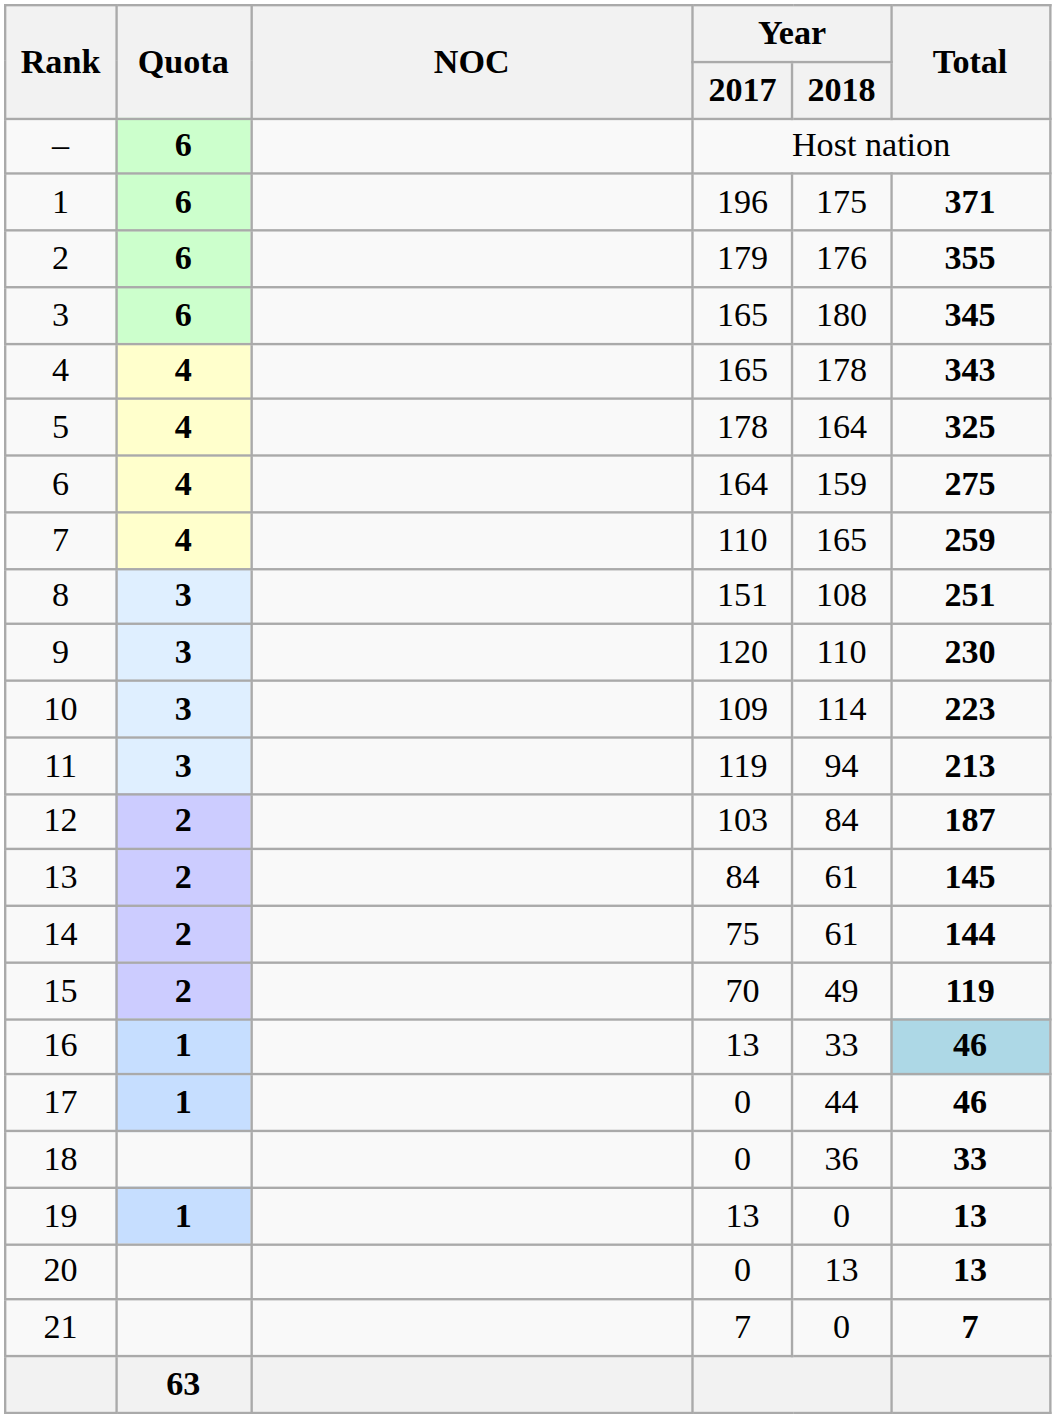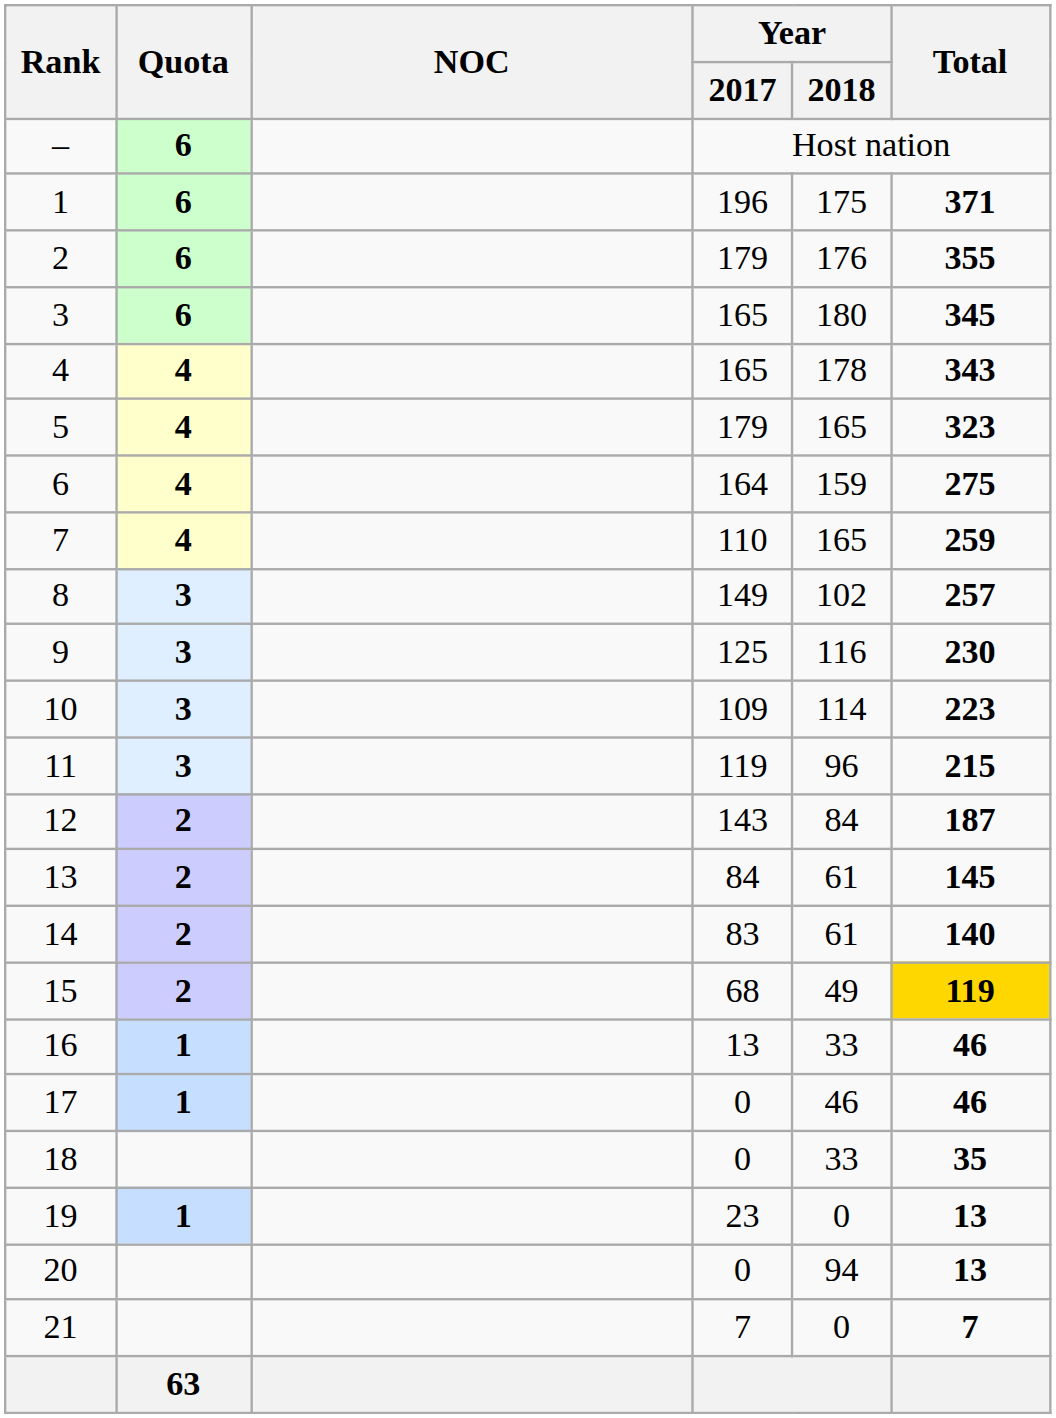(743, 427) 178 -> (743, 427) 179
(841, 427) 164 -> (841, 427) 165
(970, 427) 325 -> (970, 427) 323
(743, 595) 151 -> (743, 595) 149
(841, 595) 108 -> (841, 595) 102
(970, 595) 251 -> (970, 595) 257
(743, 652) 120 -> (743, 652) 125
(841, 652) 110 -> (841, 652) 116
(841, 764) 94 -> (841, 764) 96
(970, 764) 213 -> (970, 764) 215
(743, 821) 103 -> (743, 821) 143
(743, 933) 75 -> (743, 933) 83
(970, 933) 144 -> (970, 933) 140
(743, 989) 70 -> (743, 989) 68
(970, 989) no background -> (970, 989) gold background
(970, 1046) lightblue background -> (970, 1046) no background
(841, 1102) 44 -> (841, 1102) 46
(841, 1158) 36 -> (841, 1158) 33
(970, 1158) 33 -> (970, 1158) 35
(743, 1215) 13 -> (743, 1215) 23
(841, 1271) 13 -> (841, 1271) 94
